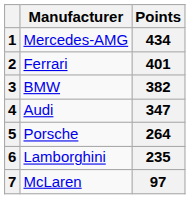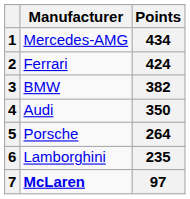(158, 63) 401 -> (158, 63) 424
(158, 110) 347 -> (158, 110) 350
(53, 181) normal -> (54, 181) bold
